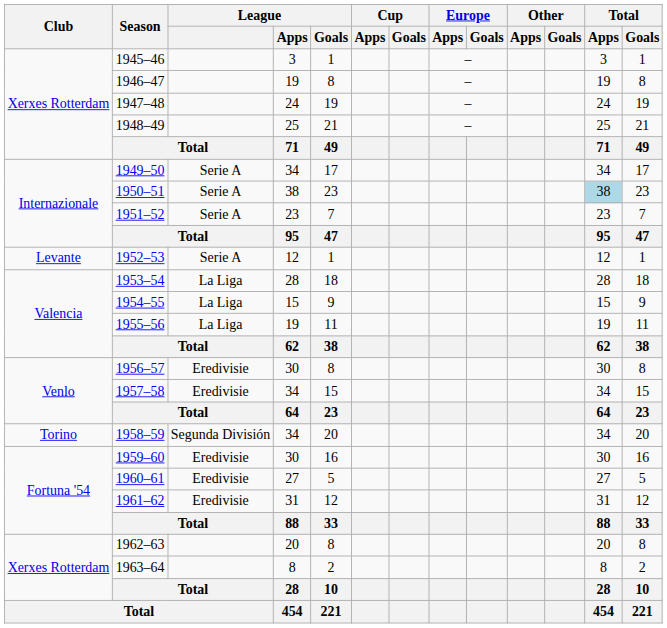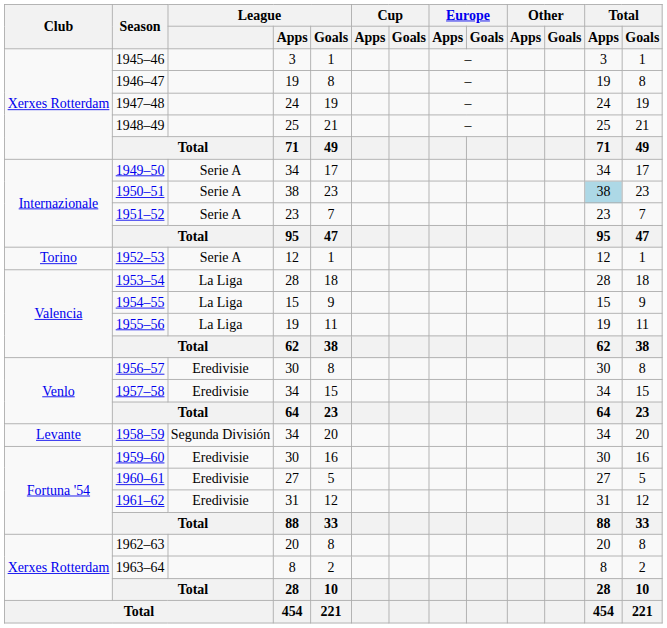(58, 258) Levante -> (58, 258) Torino
(58, 434) Torino -> (58, 434) Levante
